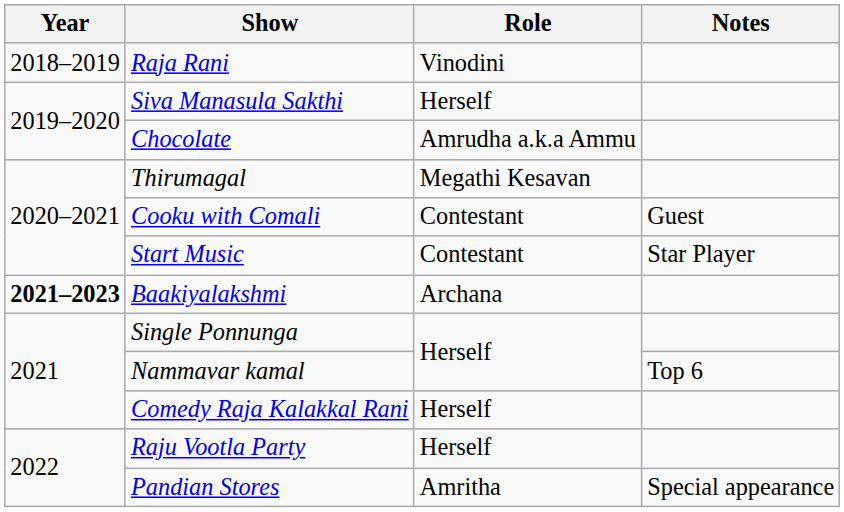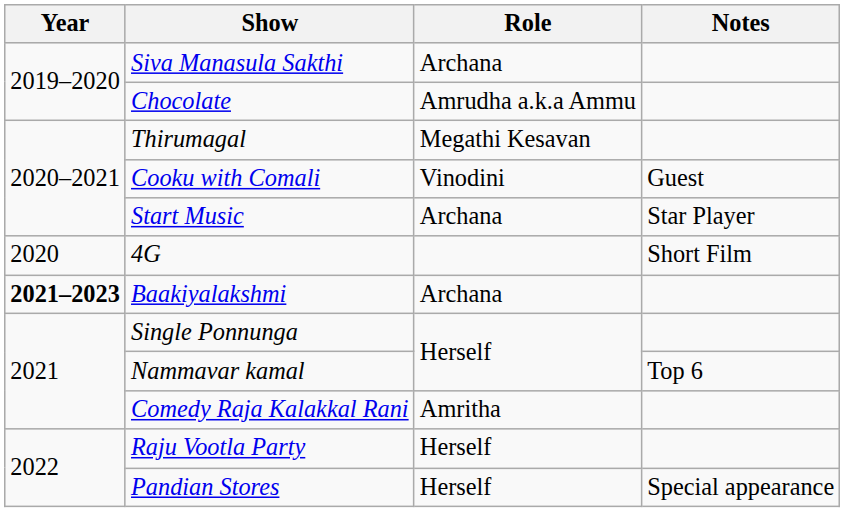- row: (180, 62)
(456, 100) Herself -> (461, 62) Archana
(472, 216) Contestant -> (462, 178) Vinodini
(472, 255) Contestant -> (461, 216) Archana
+ row: (146, 255)
(456, 409) Herself -> (460, 409) Amritha
(460, 486) Amritha -> (456, 486) Herself
